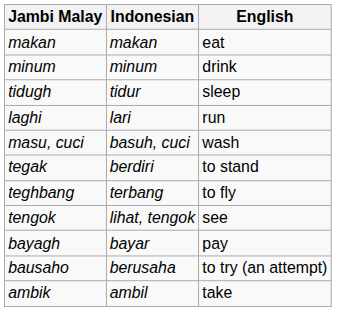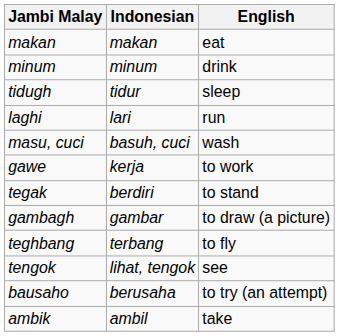+ row: (27, 167)
+ row: (41, 218)
- row: (34, 243)
